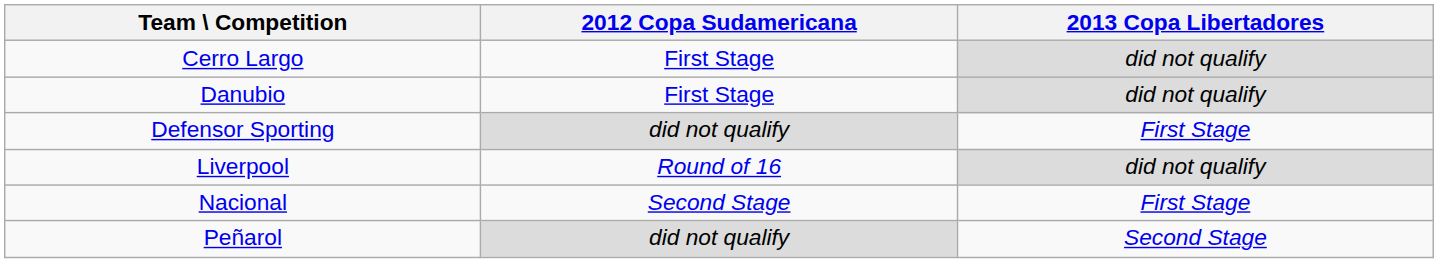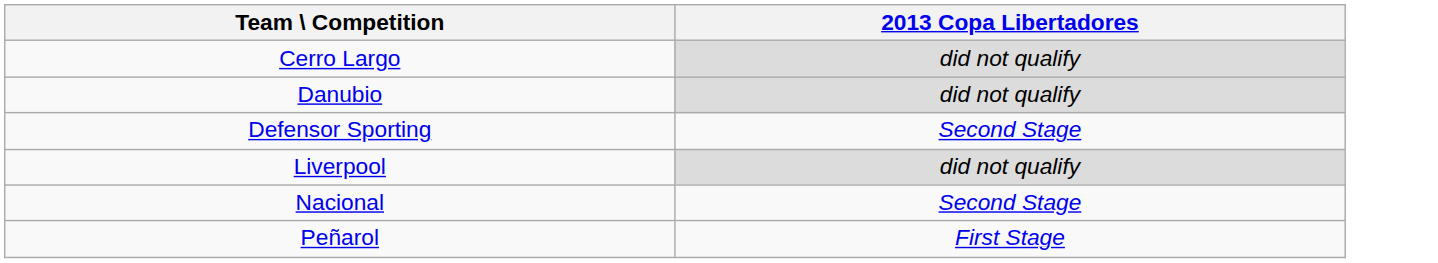- column: (719, 22)
(1195, 130) First Stage -> (1010, 130) Second Stage
(1195, 202) First Stage -> (1010, 202) Second Stage
(1195, 238) Second Stage -> (1010, 238) First Stage
